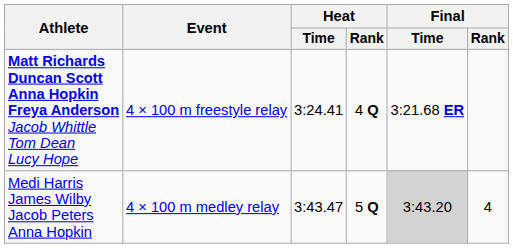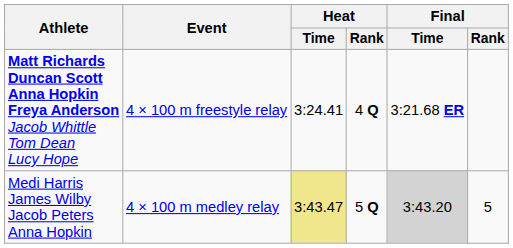(319, 207) no background -> (319, 207) khaki background
(488, 207) 4 -> (488, 207) 5
